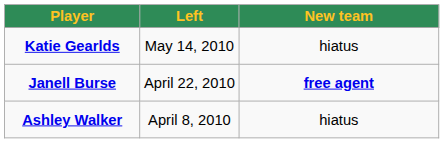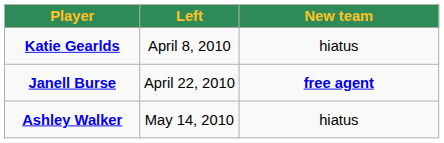(189, 46) May 14, 2010 -> (189, 46) April 8, 2010
(189, 119) April 8, 2010 -> (189, 119) May 14, 2010
